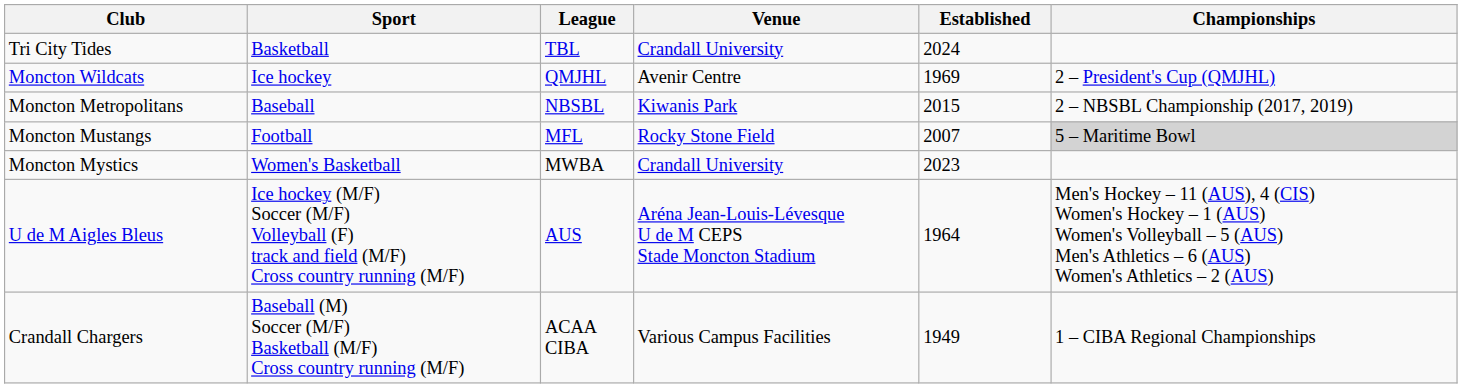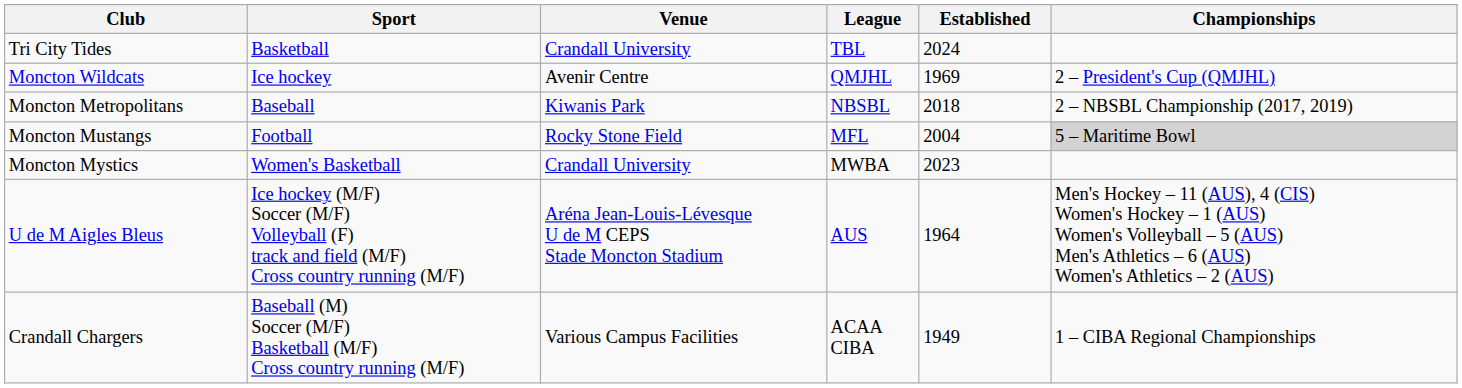columns swapped: (587, 19) <-> (776, 19)
(942, 106) 2015 -> (942, 106) 2018
(942, 135) 2007 -> (942, 135) 2004
